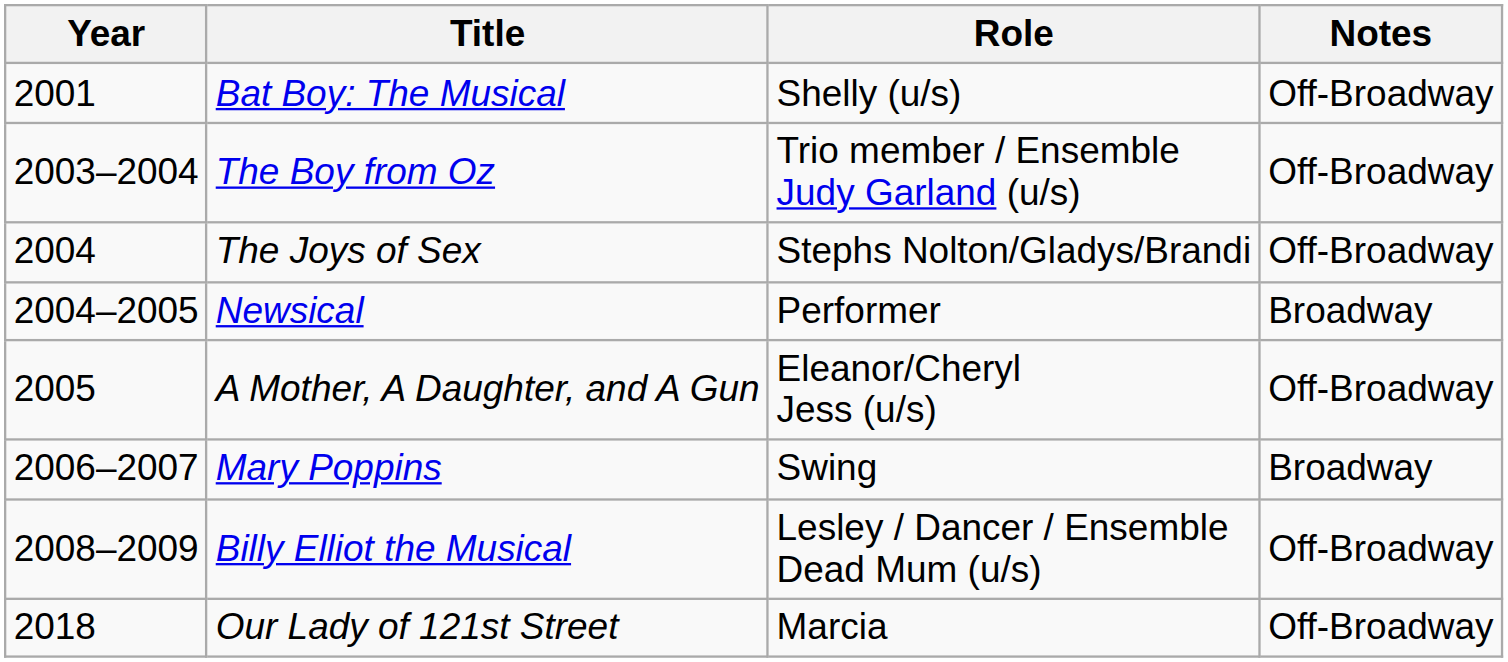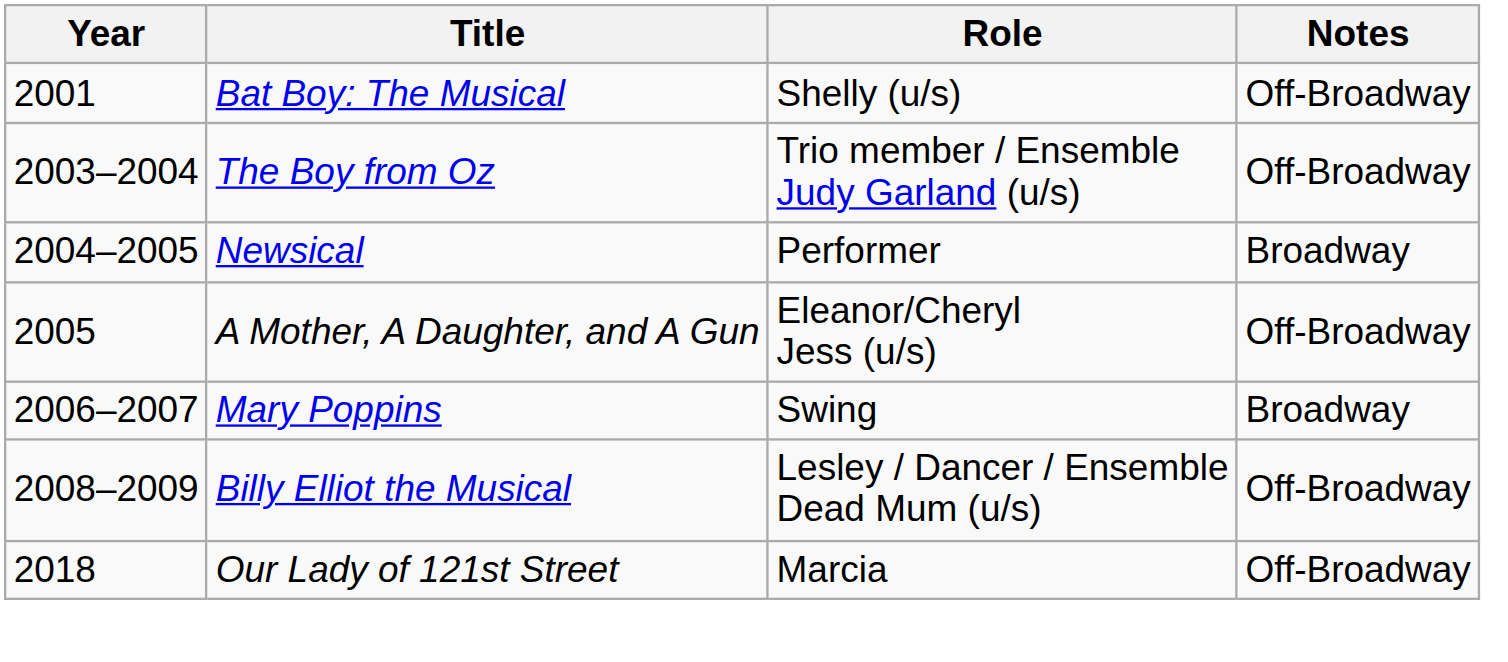- row: (348, 251)
